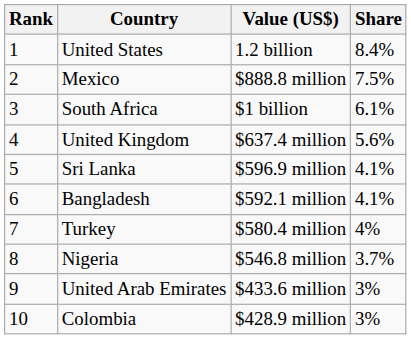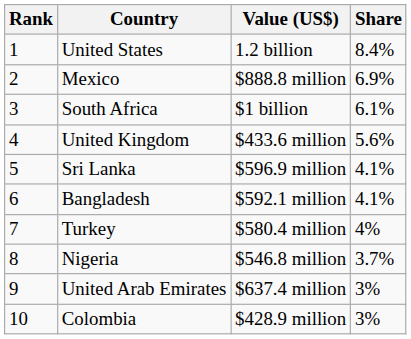(375, 79) 7.5% -> (375, 79) 6.9%
(291, 139) $637.4 million -> (291, 139) $433.6 million
(291, 288) $433.6 million -> (291, 288) $637.4 million
